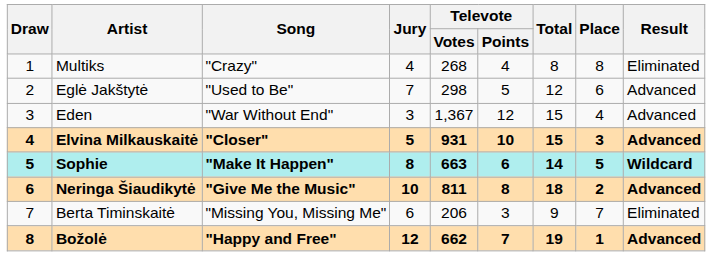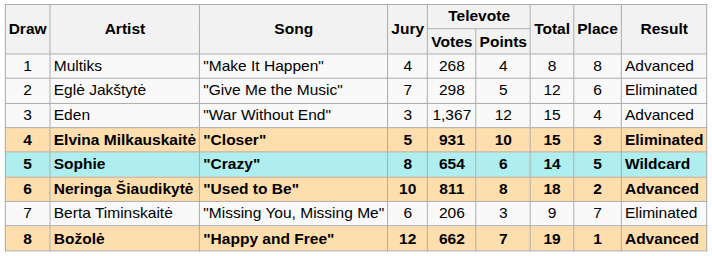(231, 66) "Crazy" -> (264, 66) "Make It Happen"
(663, 66) Eliminated -> (659, 66) Advanced
(249, 90) "Used to Be" -> (273, 90) "Give Me the Music"
(662, 90) Advanced -> (661, 90) Eliminated
(664, 139) Advanced -> (664, 139) Eliminated
(270, 164) "Make It Happen" -> (232, 164) "Crazy"
(454, 164) 663 -> (452, 164) 654
(280, 189) "Give Me the Music" -> (251, 189) "Used to Be"
